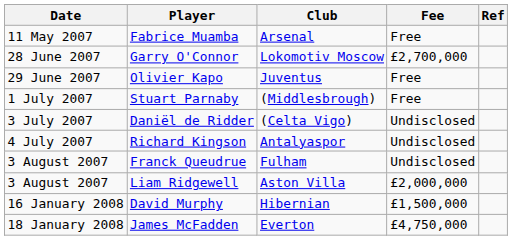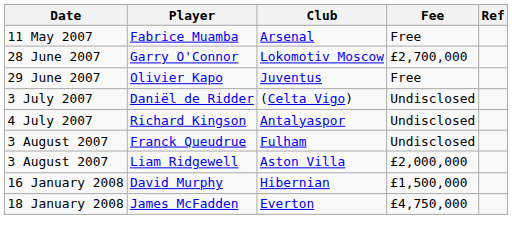- row: (184, 99)
